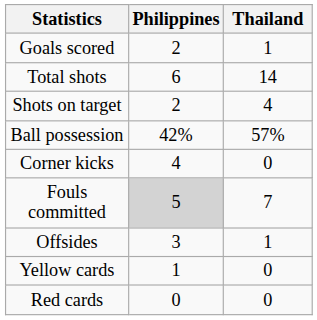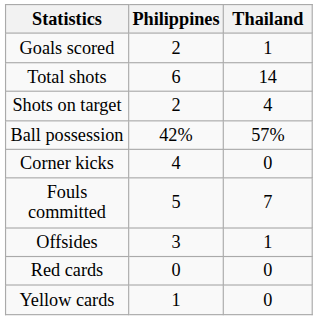(176, 202) lightgrey background -> (176, 202) no background
rows swapped: (67, 270) <-> (67, 299)
